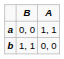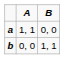columns swapped: (49, 13) <-> (27, 13)
